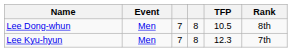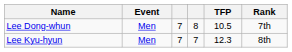(264, 26) 8th -> (264, 26) 7th
(196, 41) 8 -> (196, 41) 7
(264, 41) 7th -> (264, 41) 8th
